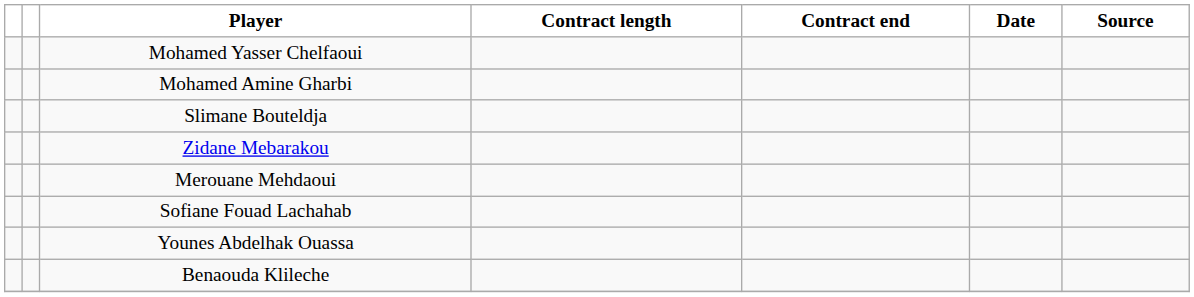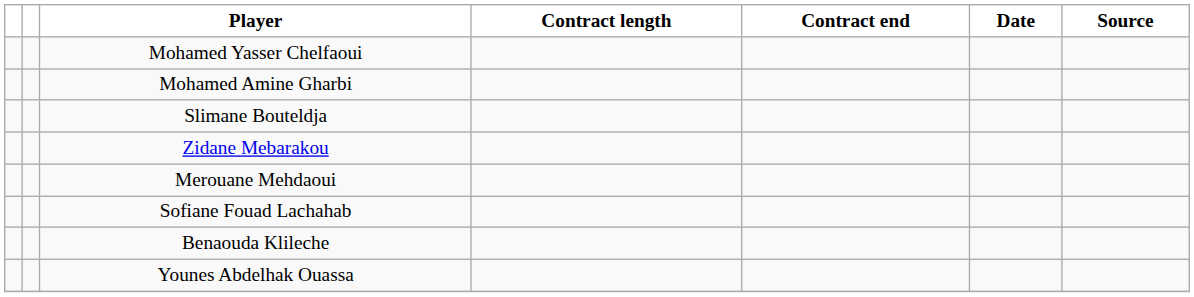rows swapped: (256, 275) <-> (256, 243)
